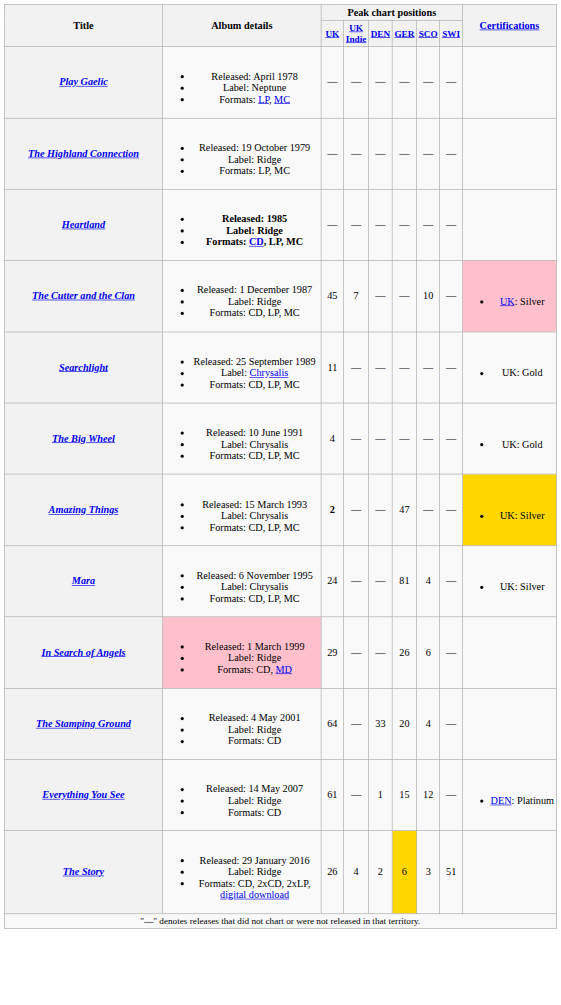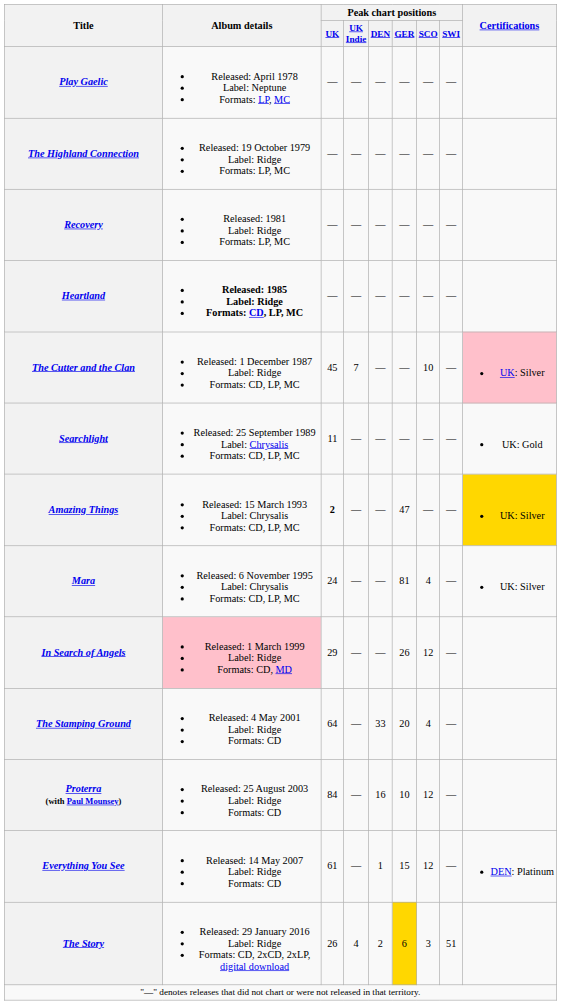+ row: (83, 225)
- row: (83, 438)
(428, 652) 6 -> (428, 652) 12
+ row: (83, 795)
